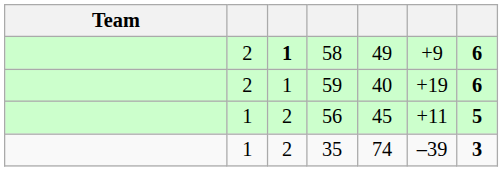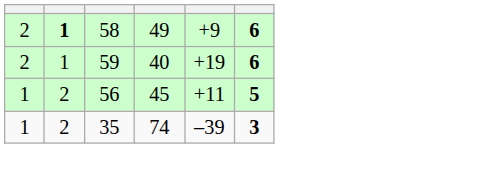- column: (116, 20)
